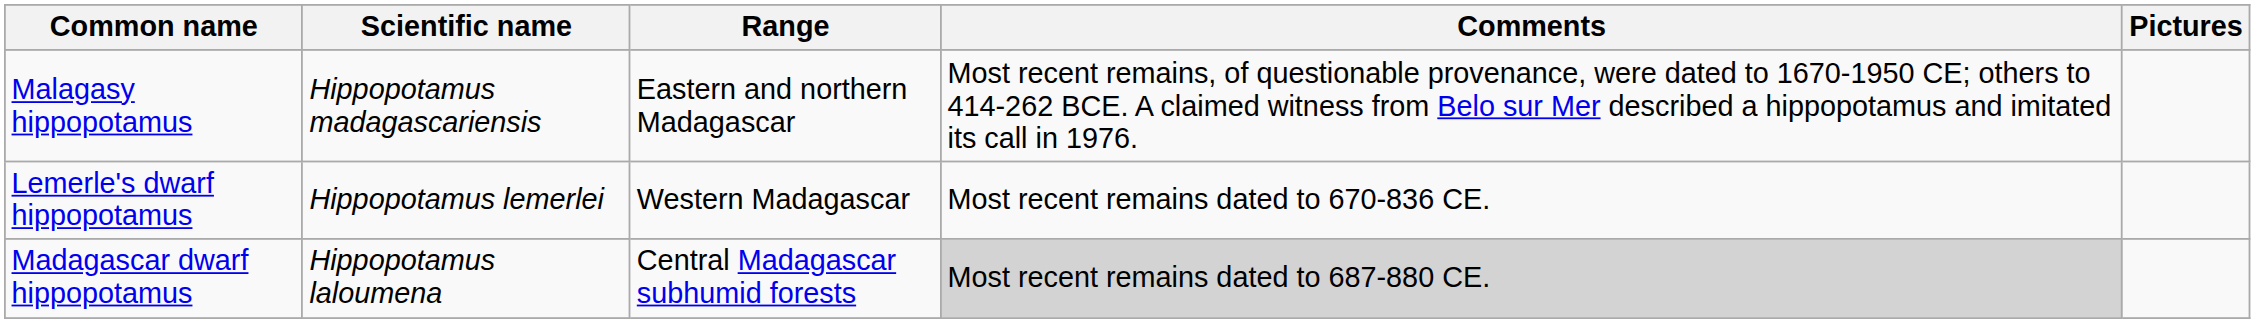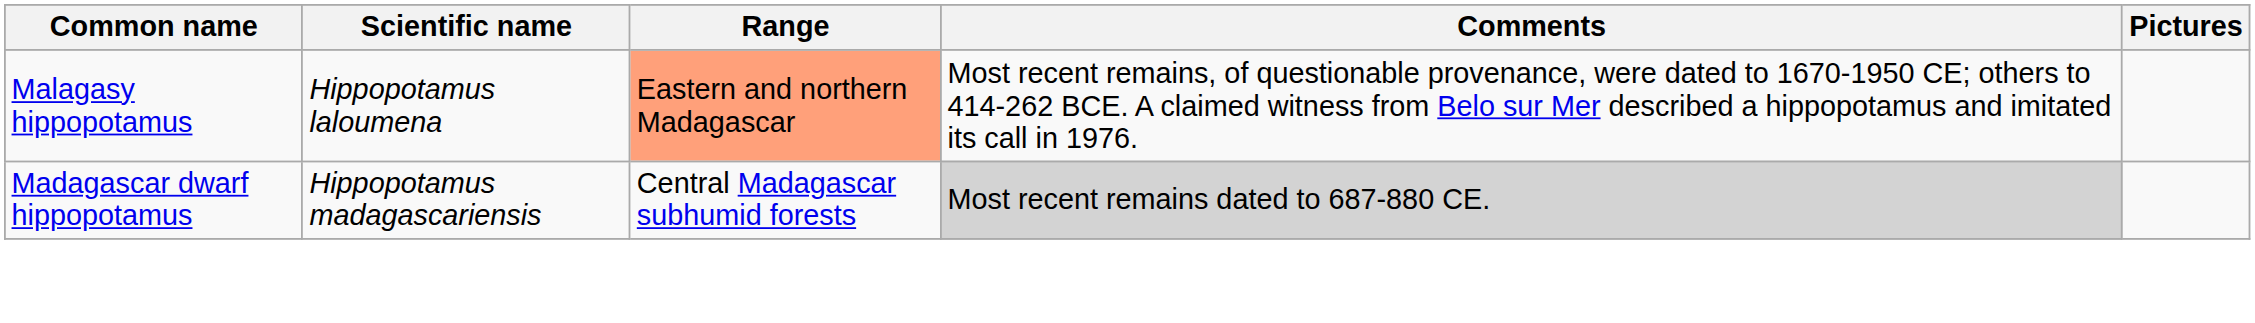(425, 105) Hippopotamus madagascariensis -> (402, 105) Hippopotamus laloumena
(772, 105) no background -> (772, 105) lightsalmon background
- row: (113, 199)
(402, 277) Hippopotamus laloumena -> (425, 199) Hippopotamus madagascariensis
